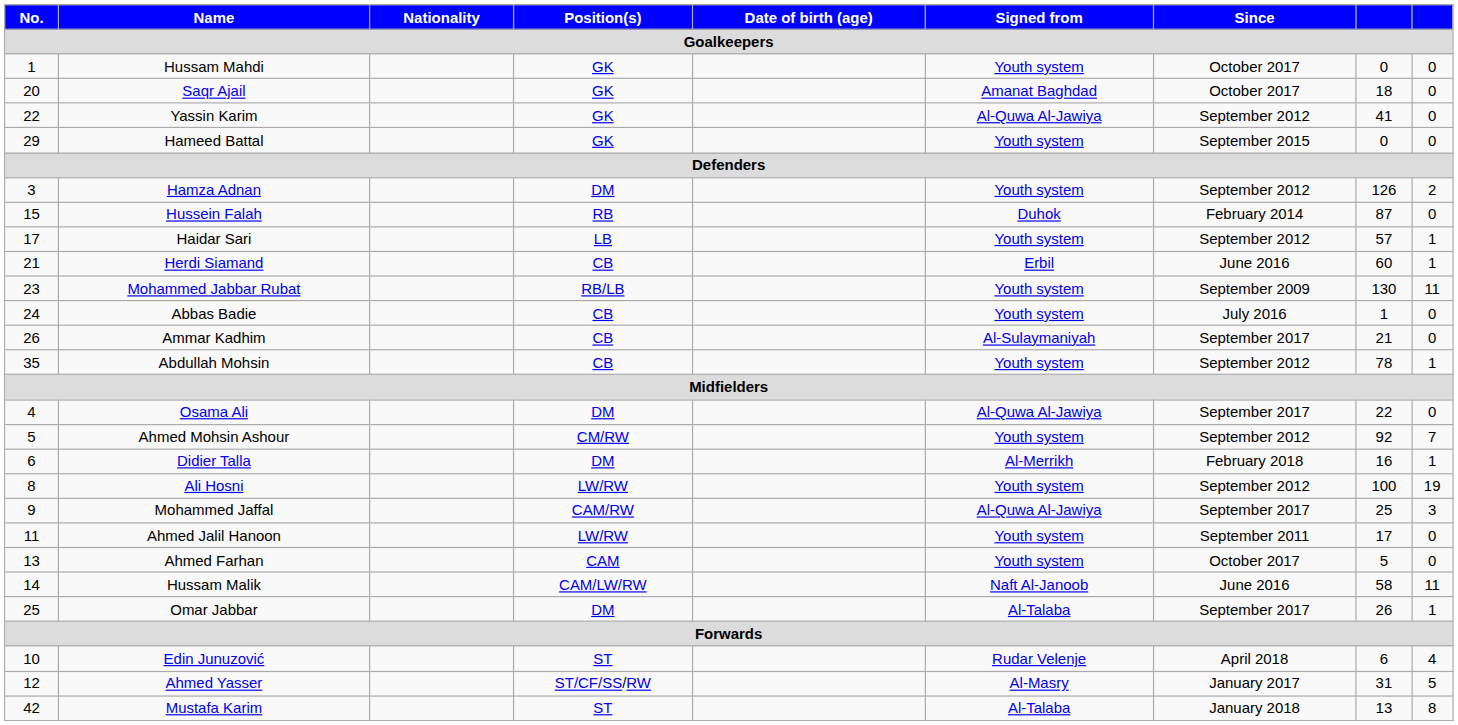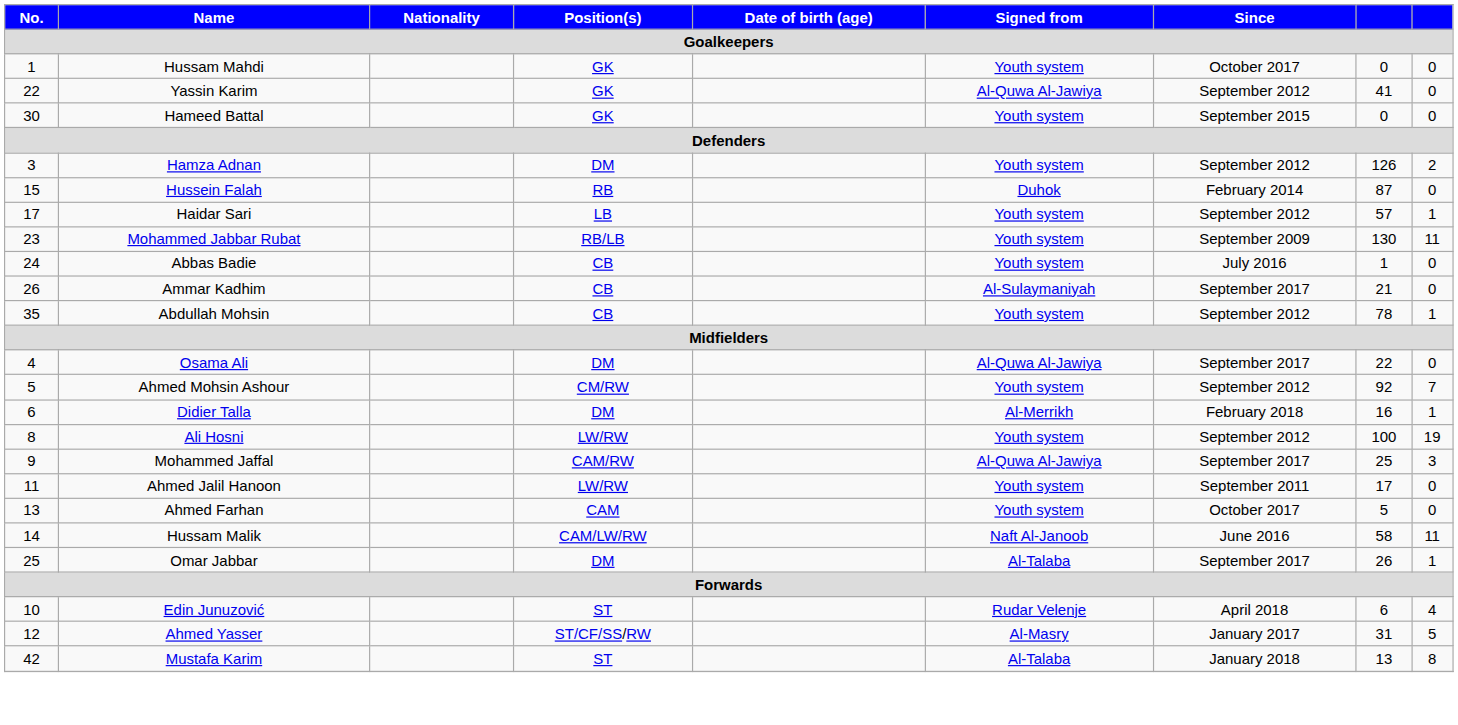- row: (214, 91)
(32, 140) 29 -> (32, 115) 30
- row: (214, 264)
